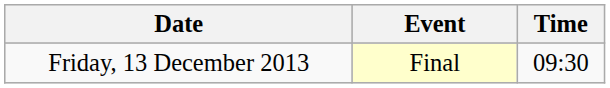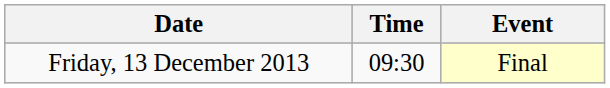columns swapped: (561, 23) <-> (435, 23)
